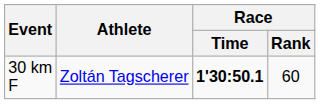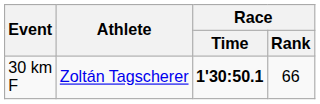(291, 78) 60 -> (291, 78) 66
